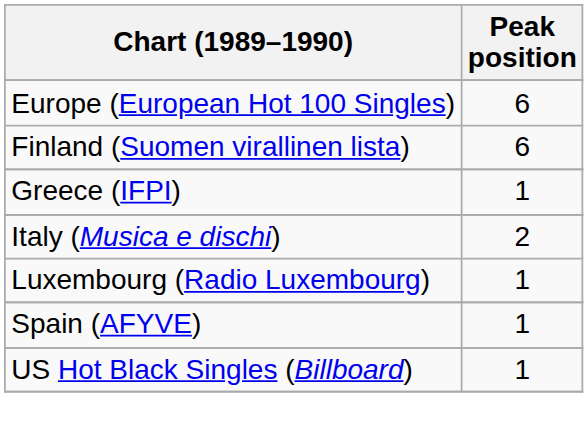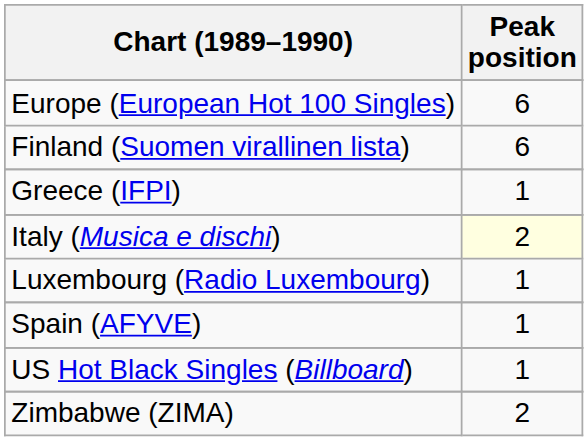(522, 235) no background -> (522, 235) lightyellow background
+ row: (123, 413)
